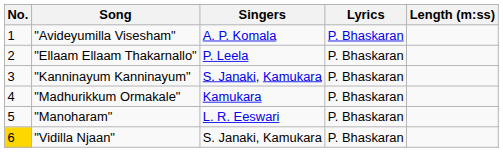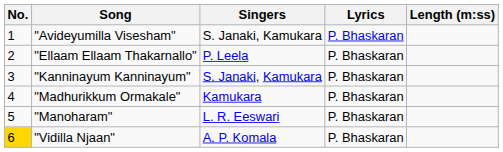(240, 35) A. P. Komala -> (262, 35) S. Janaki, Kamukara
(262, 138) S. Janaki, Kamukara -> (240, 138) A. P. Komala
